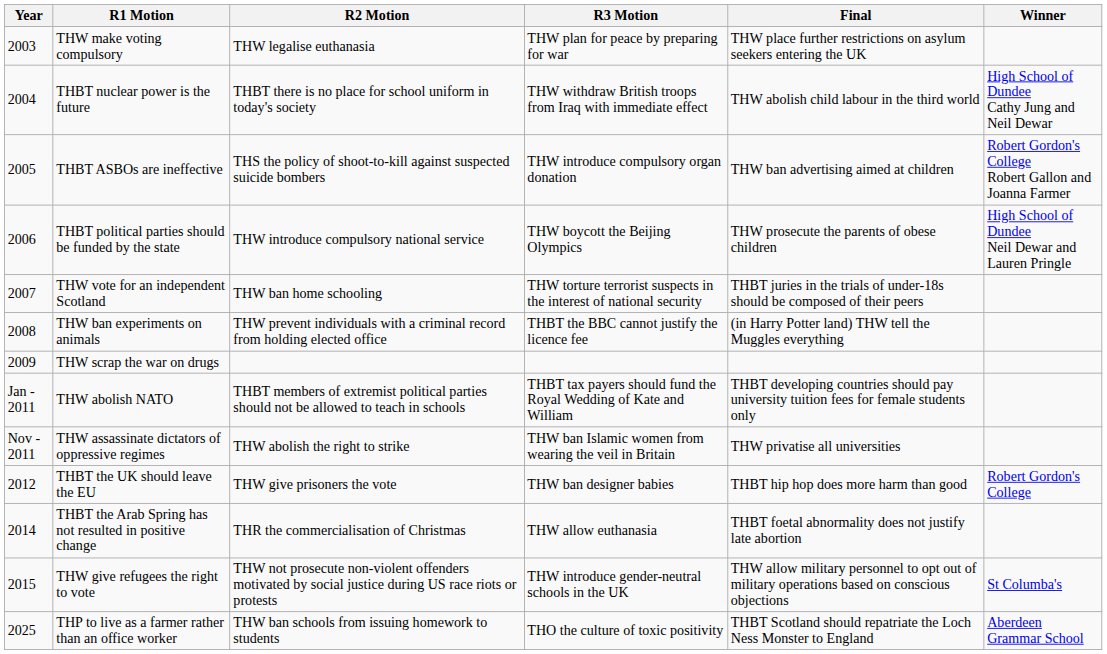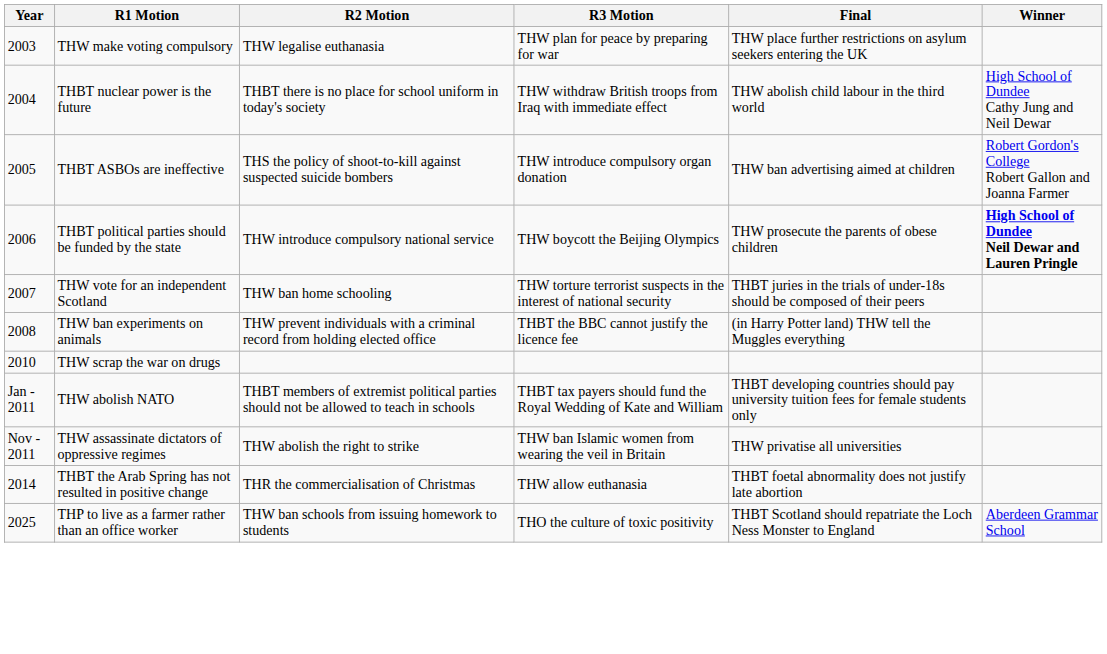(1032, 239) normal -> (1033, 239) bold
(22, 362) 2009 -> (22, 362) 2010
- row: (134, 484)
- row: (137, 584)
